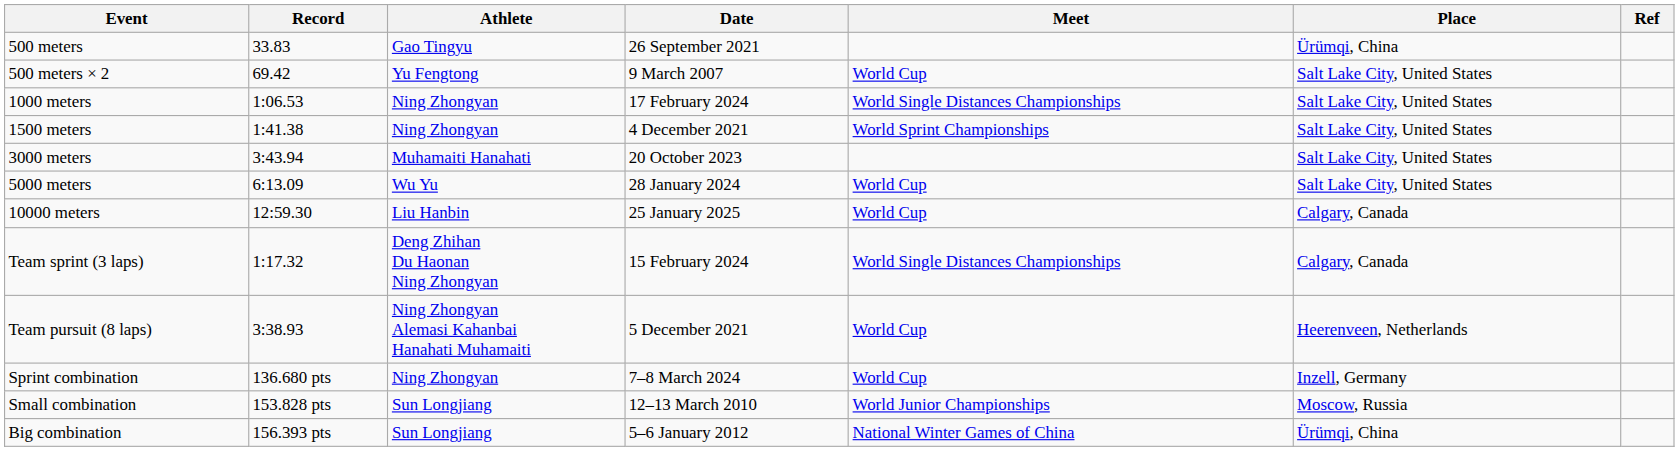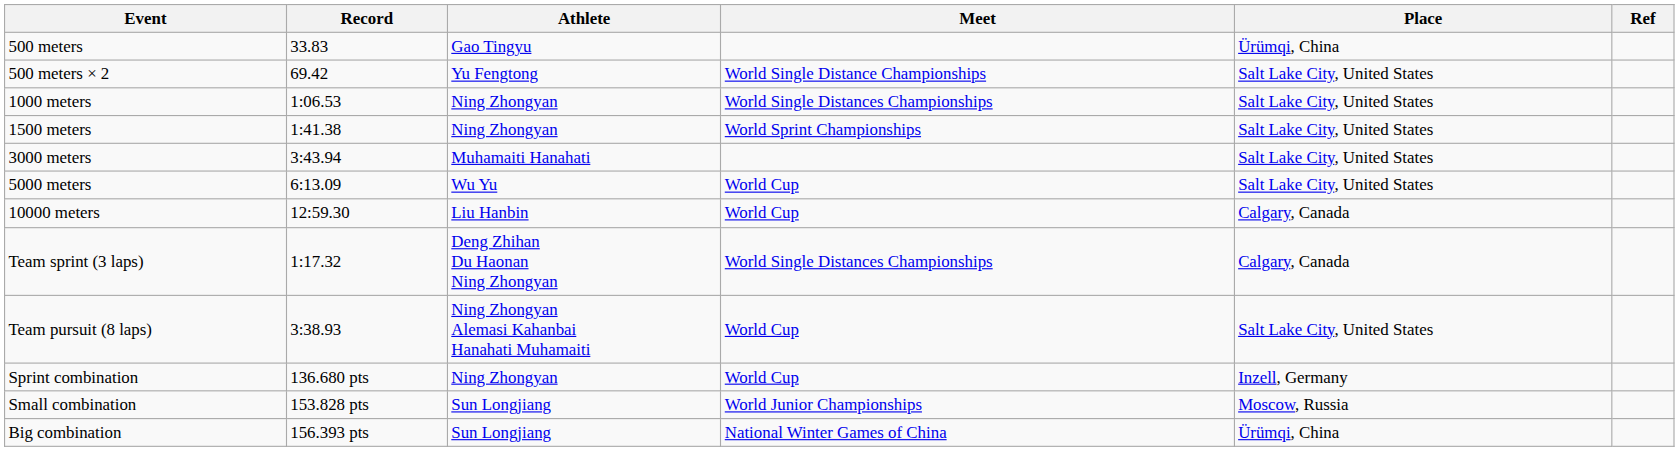- column: (737, 18)
(890, 74) World Cup -> (855, 74) World Single Distance Championships
(1382, 328) Heerenveen, Netherlands -> (1336, 328) Salt Lake City, United States
